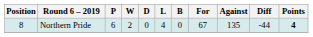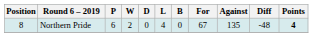(264, 25) -44 -> (264, 25) -48
